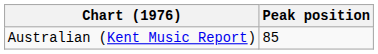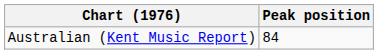(271, 38) 85 -> (271, 38) 84
